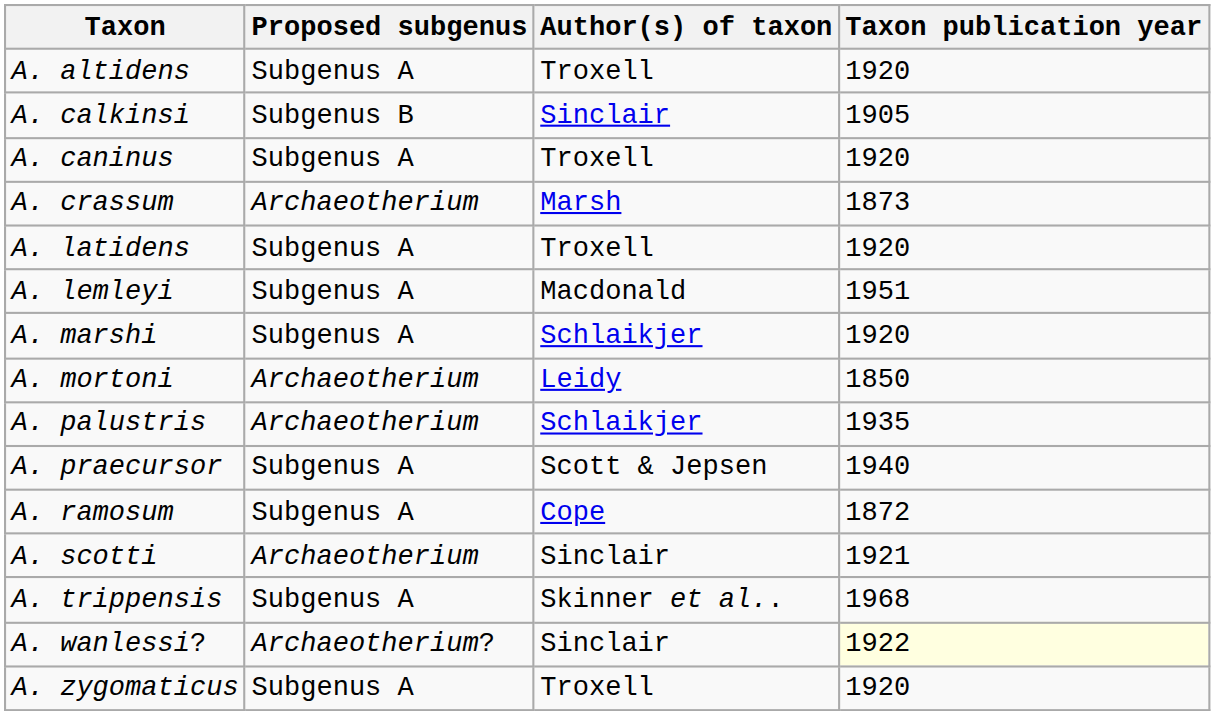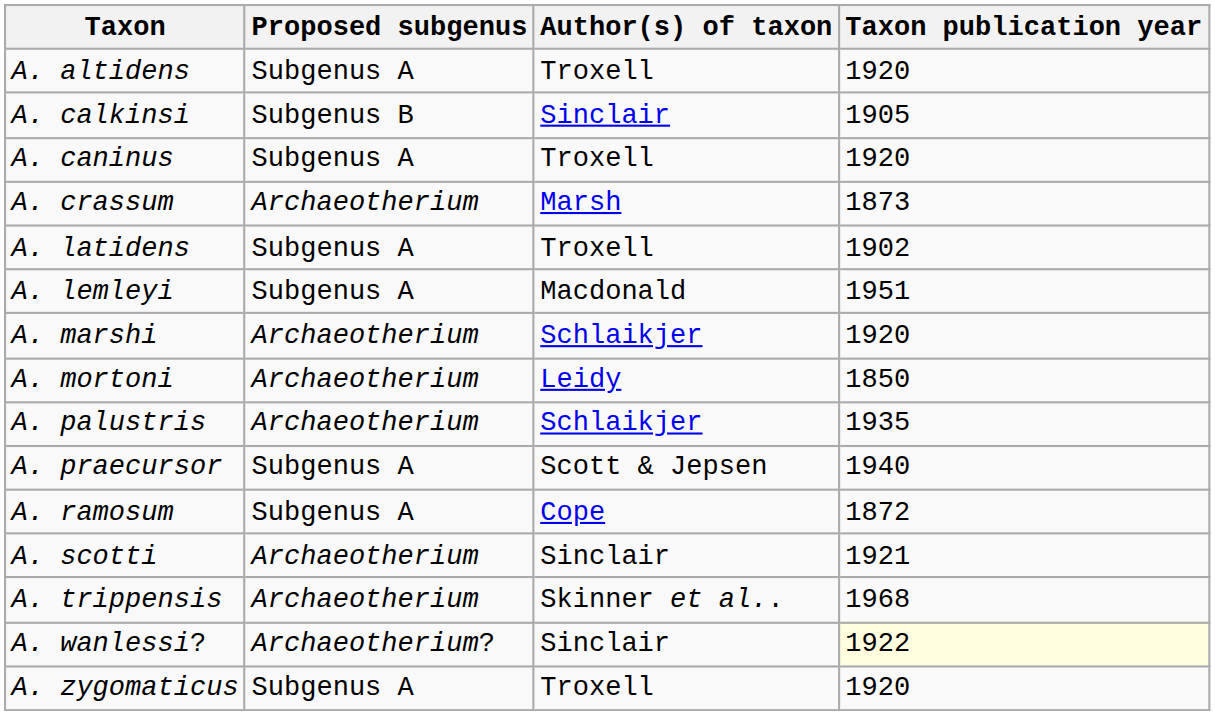(878, 247) 1920 -> (878, 247) 1902
(333, 336) Subgenus A -> (365, 336) Archaeotherium
(333, 600) Subgenus A -> (365, 600) Archaeotherium
